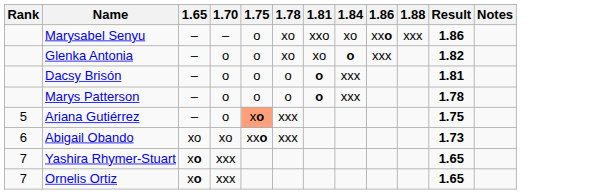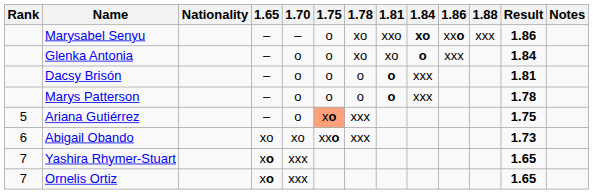+ column: (215, 14)
(350, 35) normal -> (423, 35) bold
(451, 55) 1.82 -> (523, 55) 1.84
